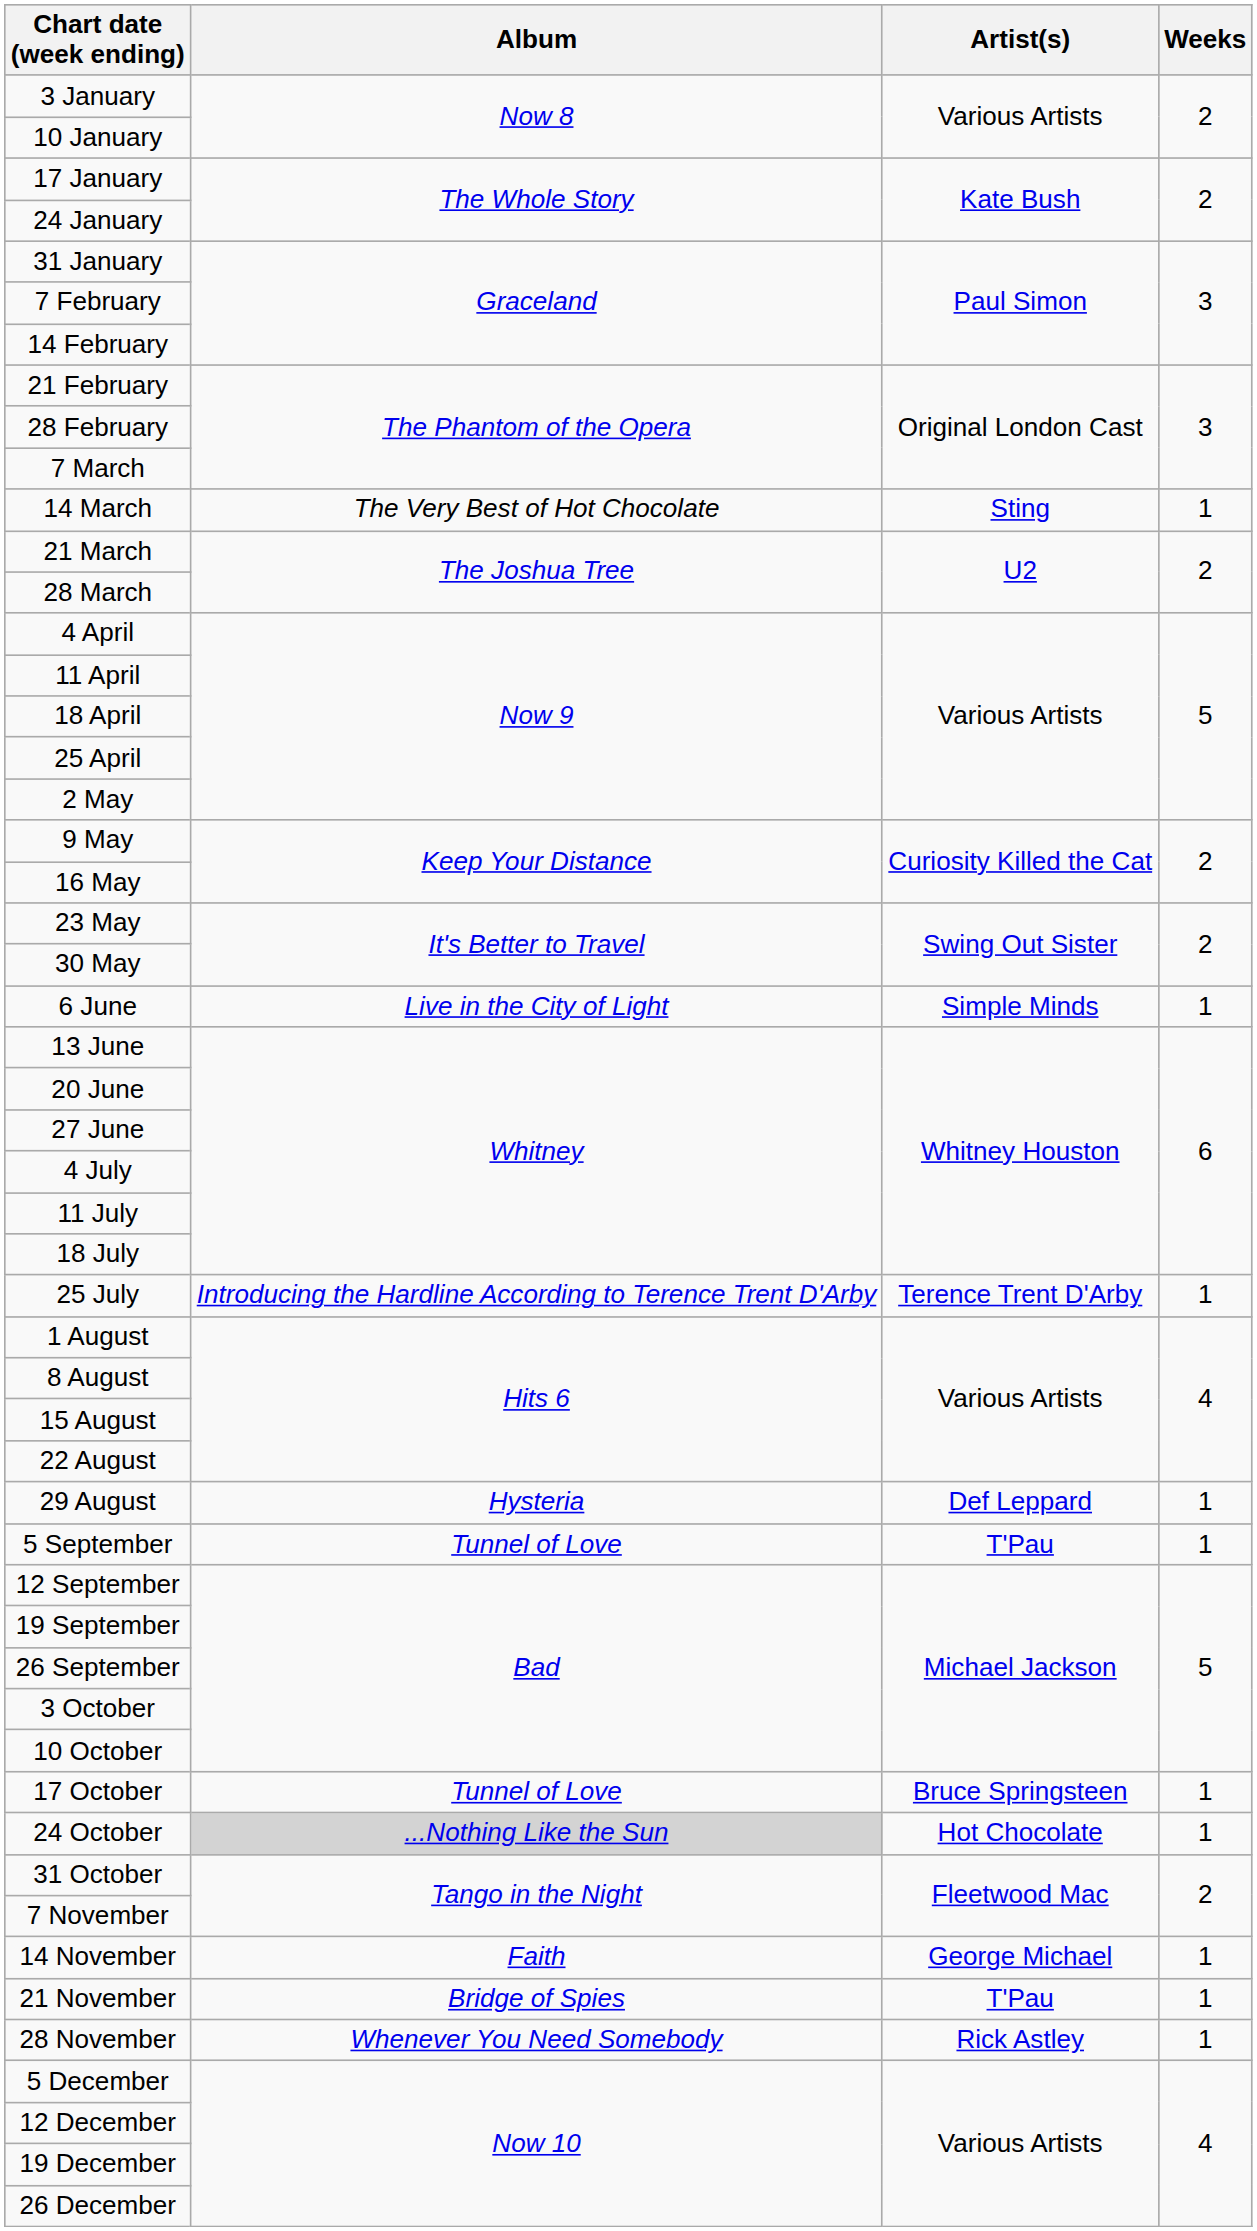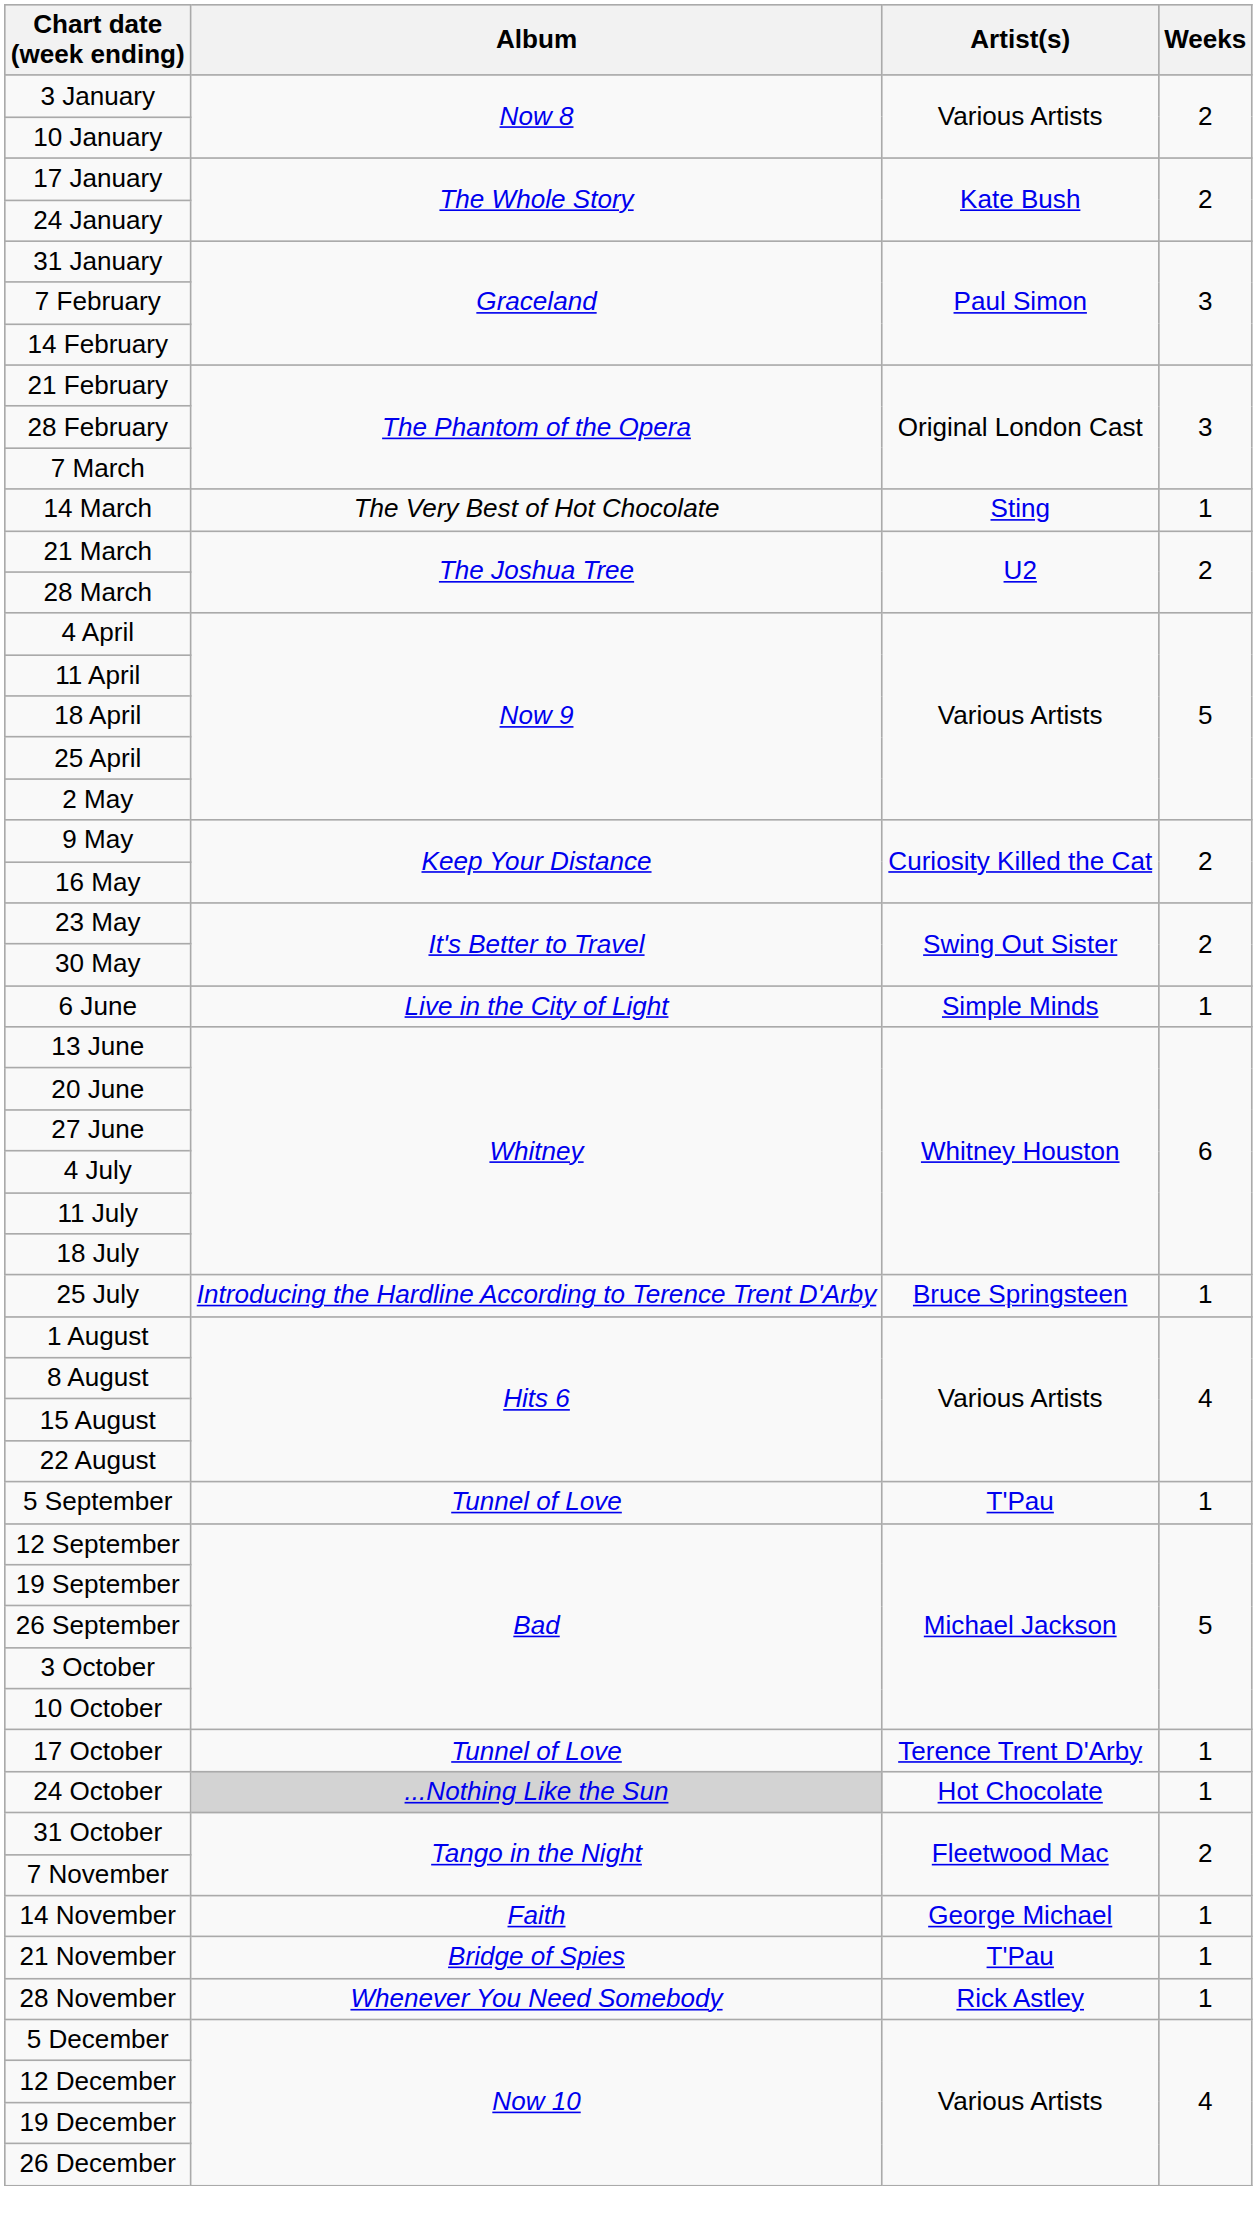(1020, 1295) Terence Trent D'Arby -> (1020, 1295) Bruce Springsteen
- row: (98, 1502)
(1020, 1791) Bruce Springsteen -> (1020, 1750) Terence Trent D'Arby
